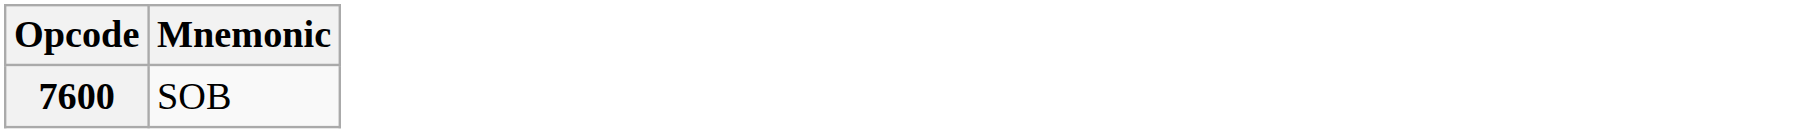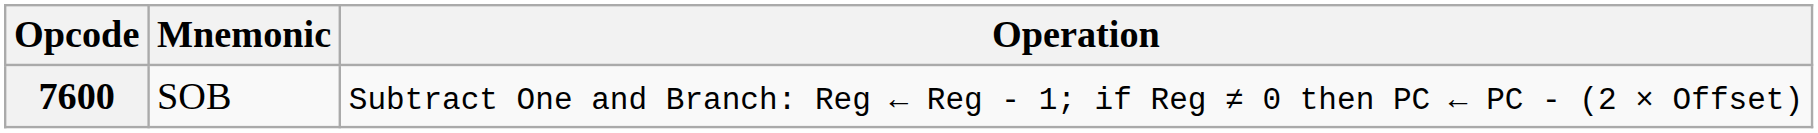+ column: (1076, 34)
